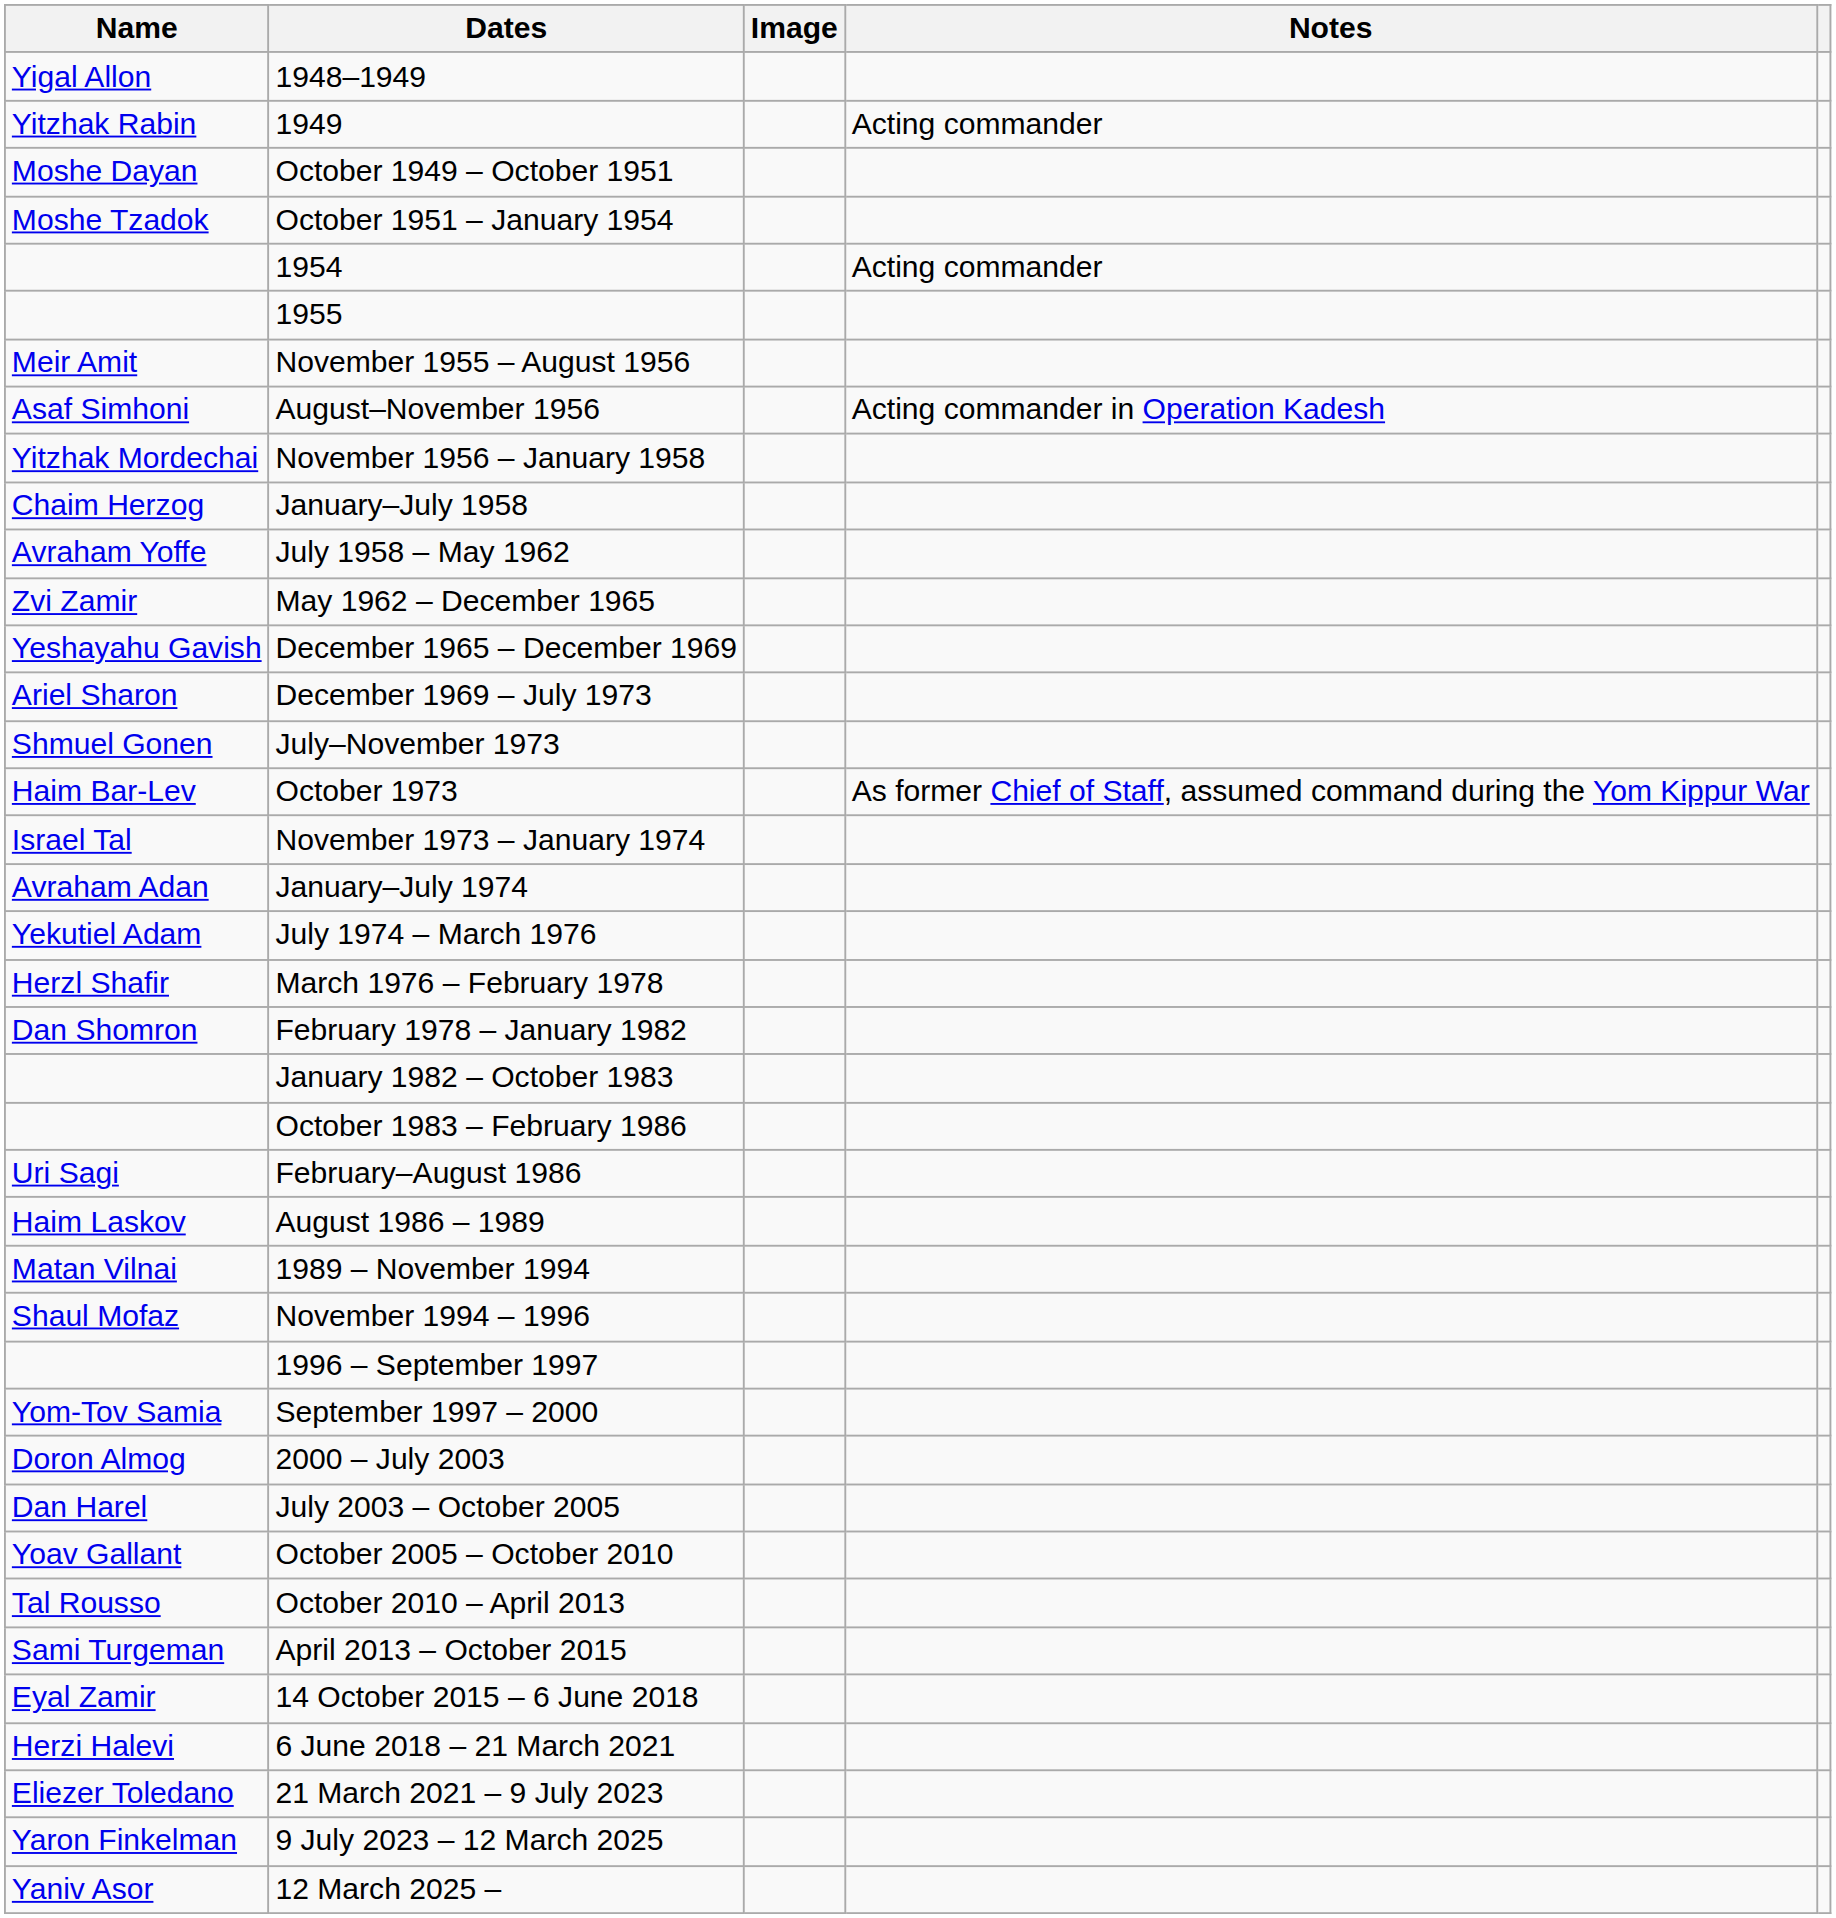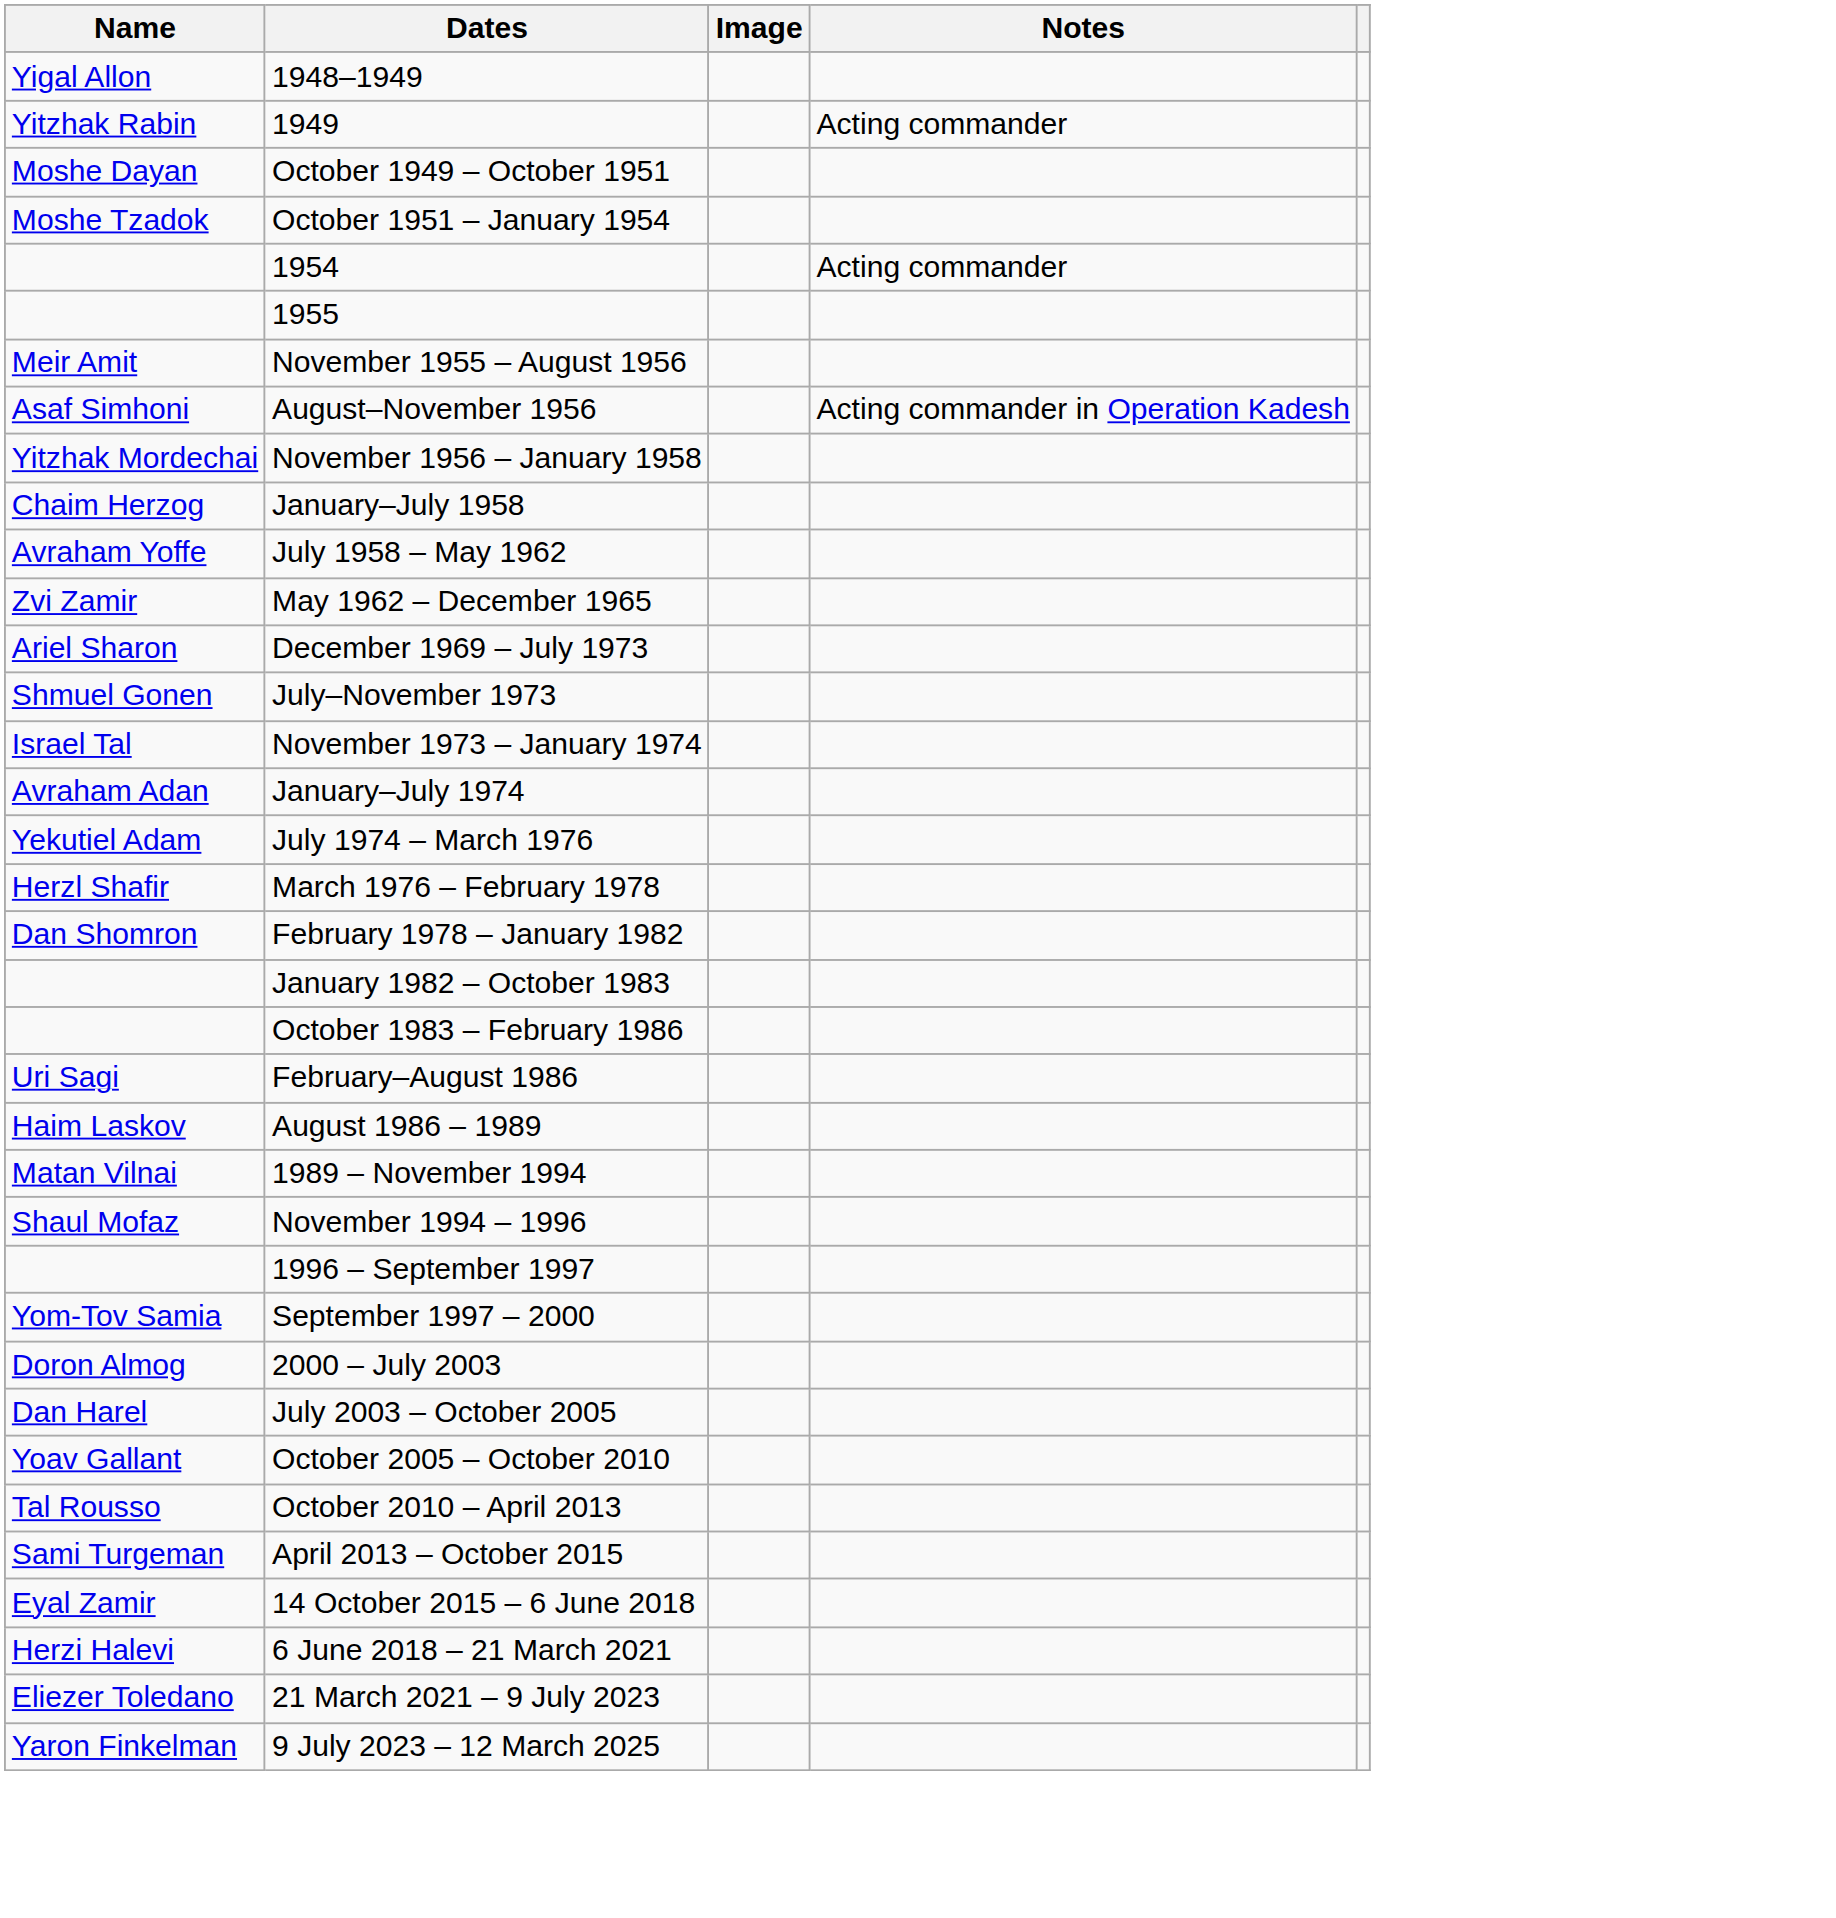- row: (506, 648)
- row: (367, 791)
- row: (388, 1888)
